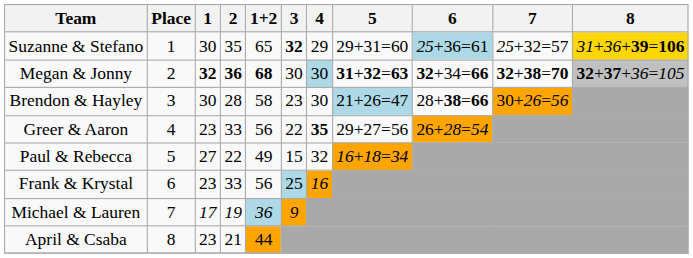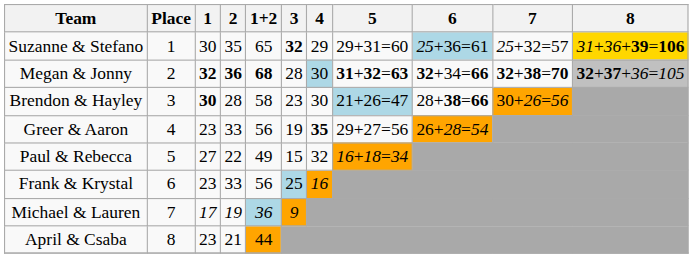(294, 73) 30 -> (294, 73) 28
(208, 101) normal -> (208, 101) bold
(294, 128) 22 -> (294, 128) 19
